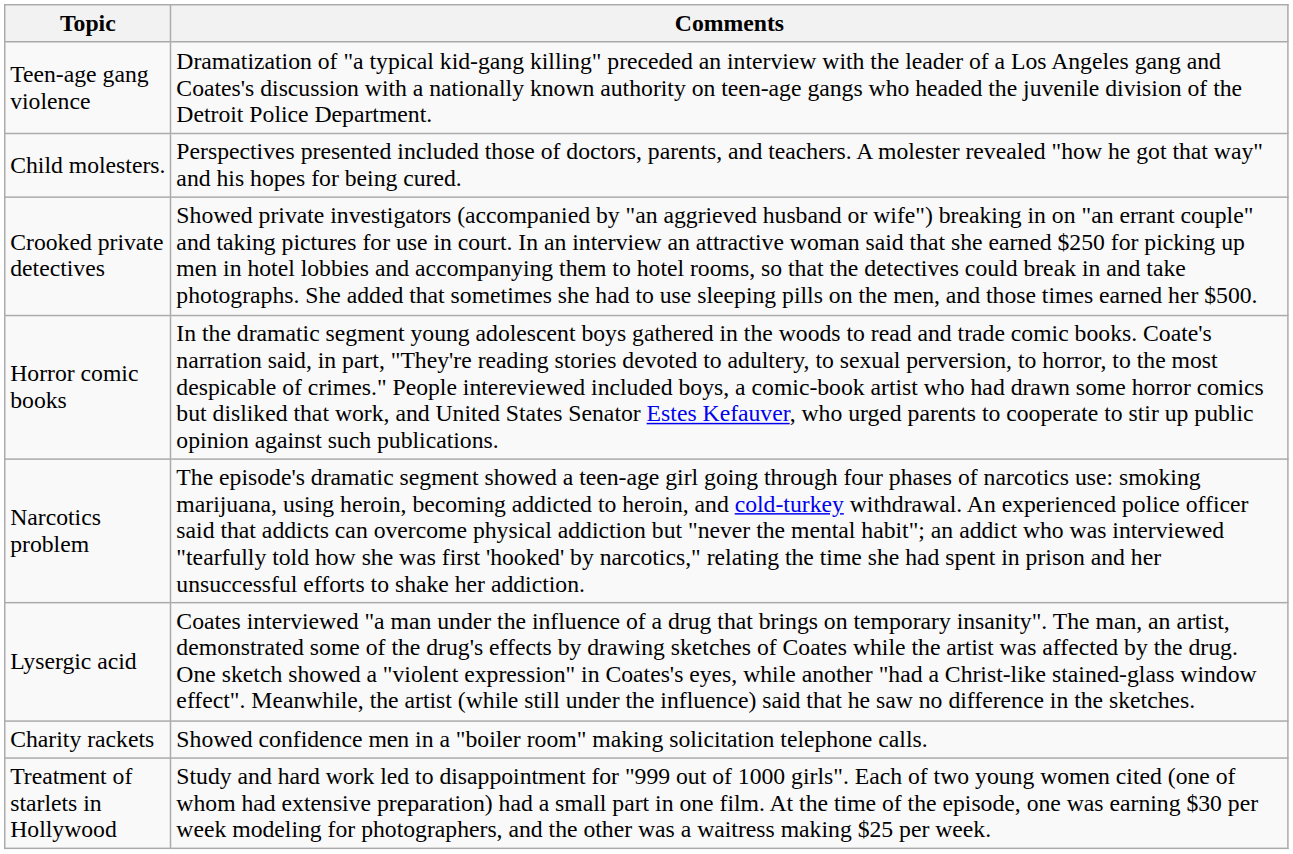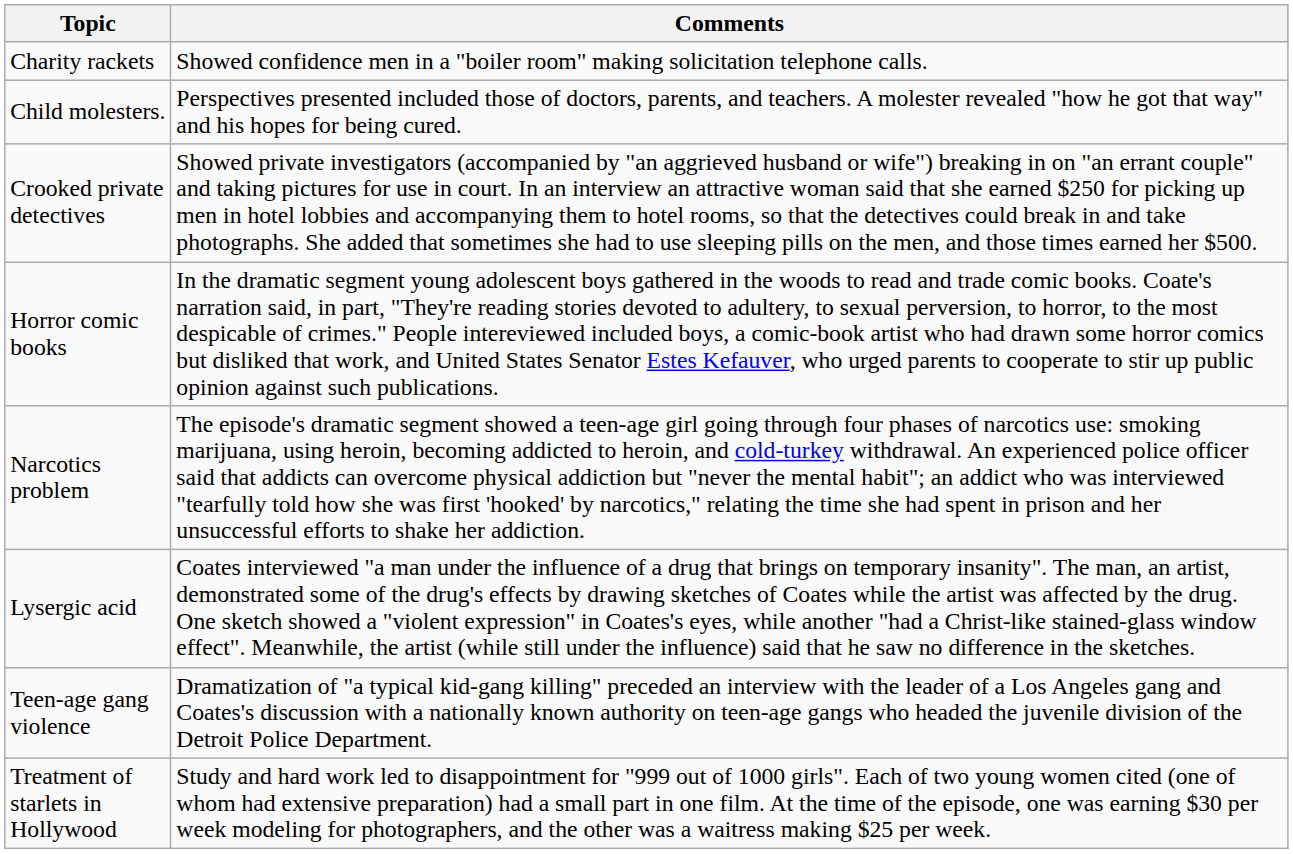rows swapped: (82, 739) <-> (79, 87)
